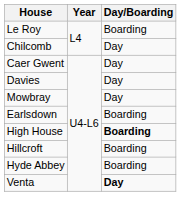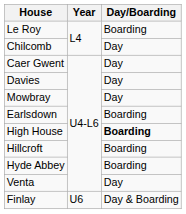(114, 183) bold -> (113, 183) normal
+ row: (21, 200)
